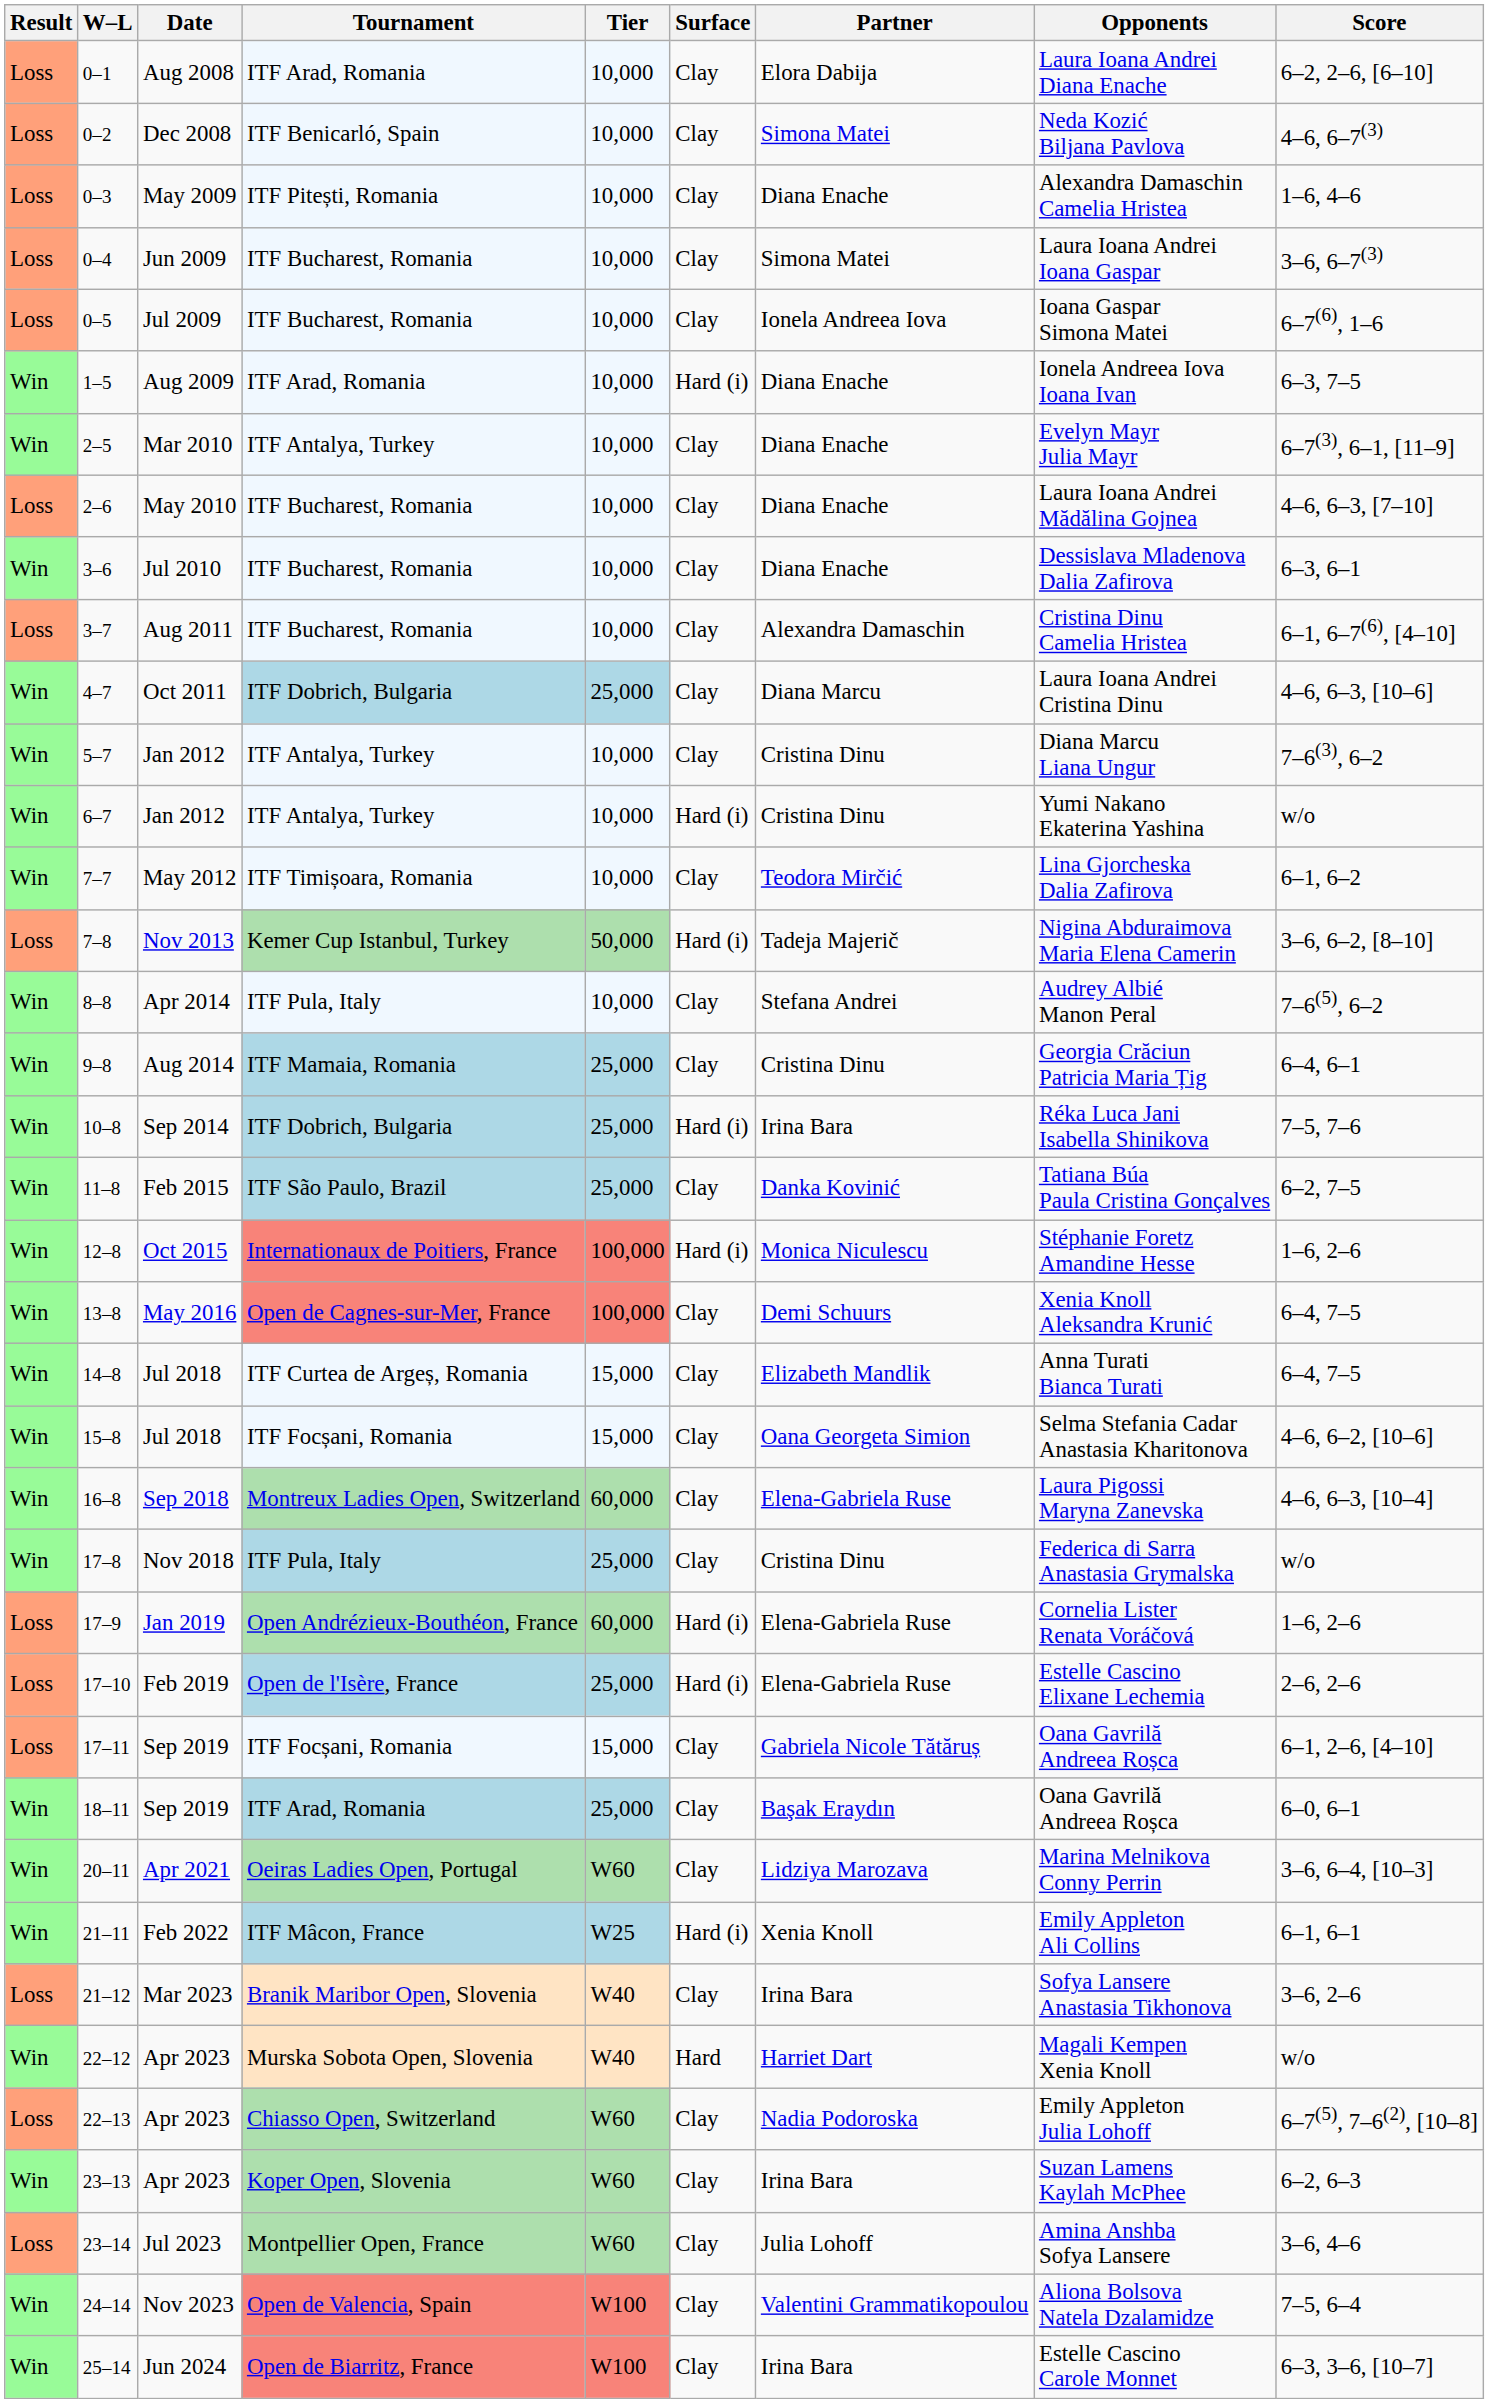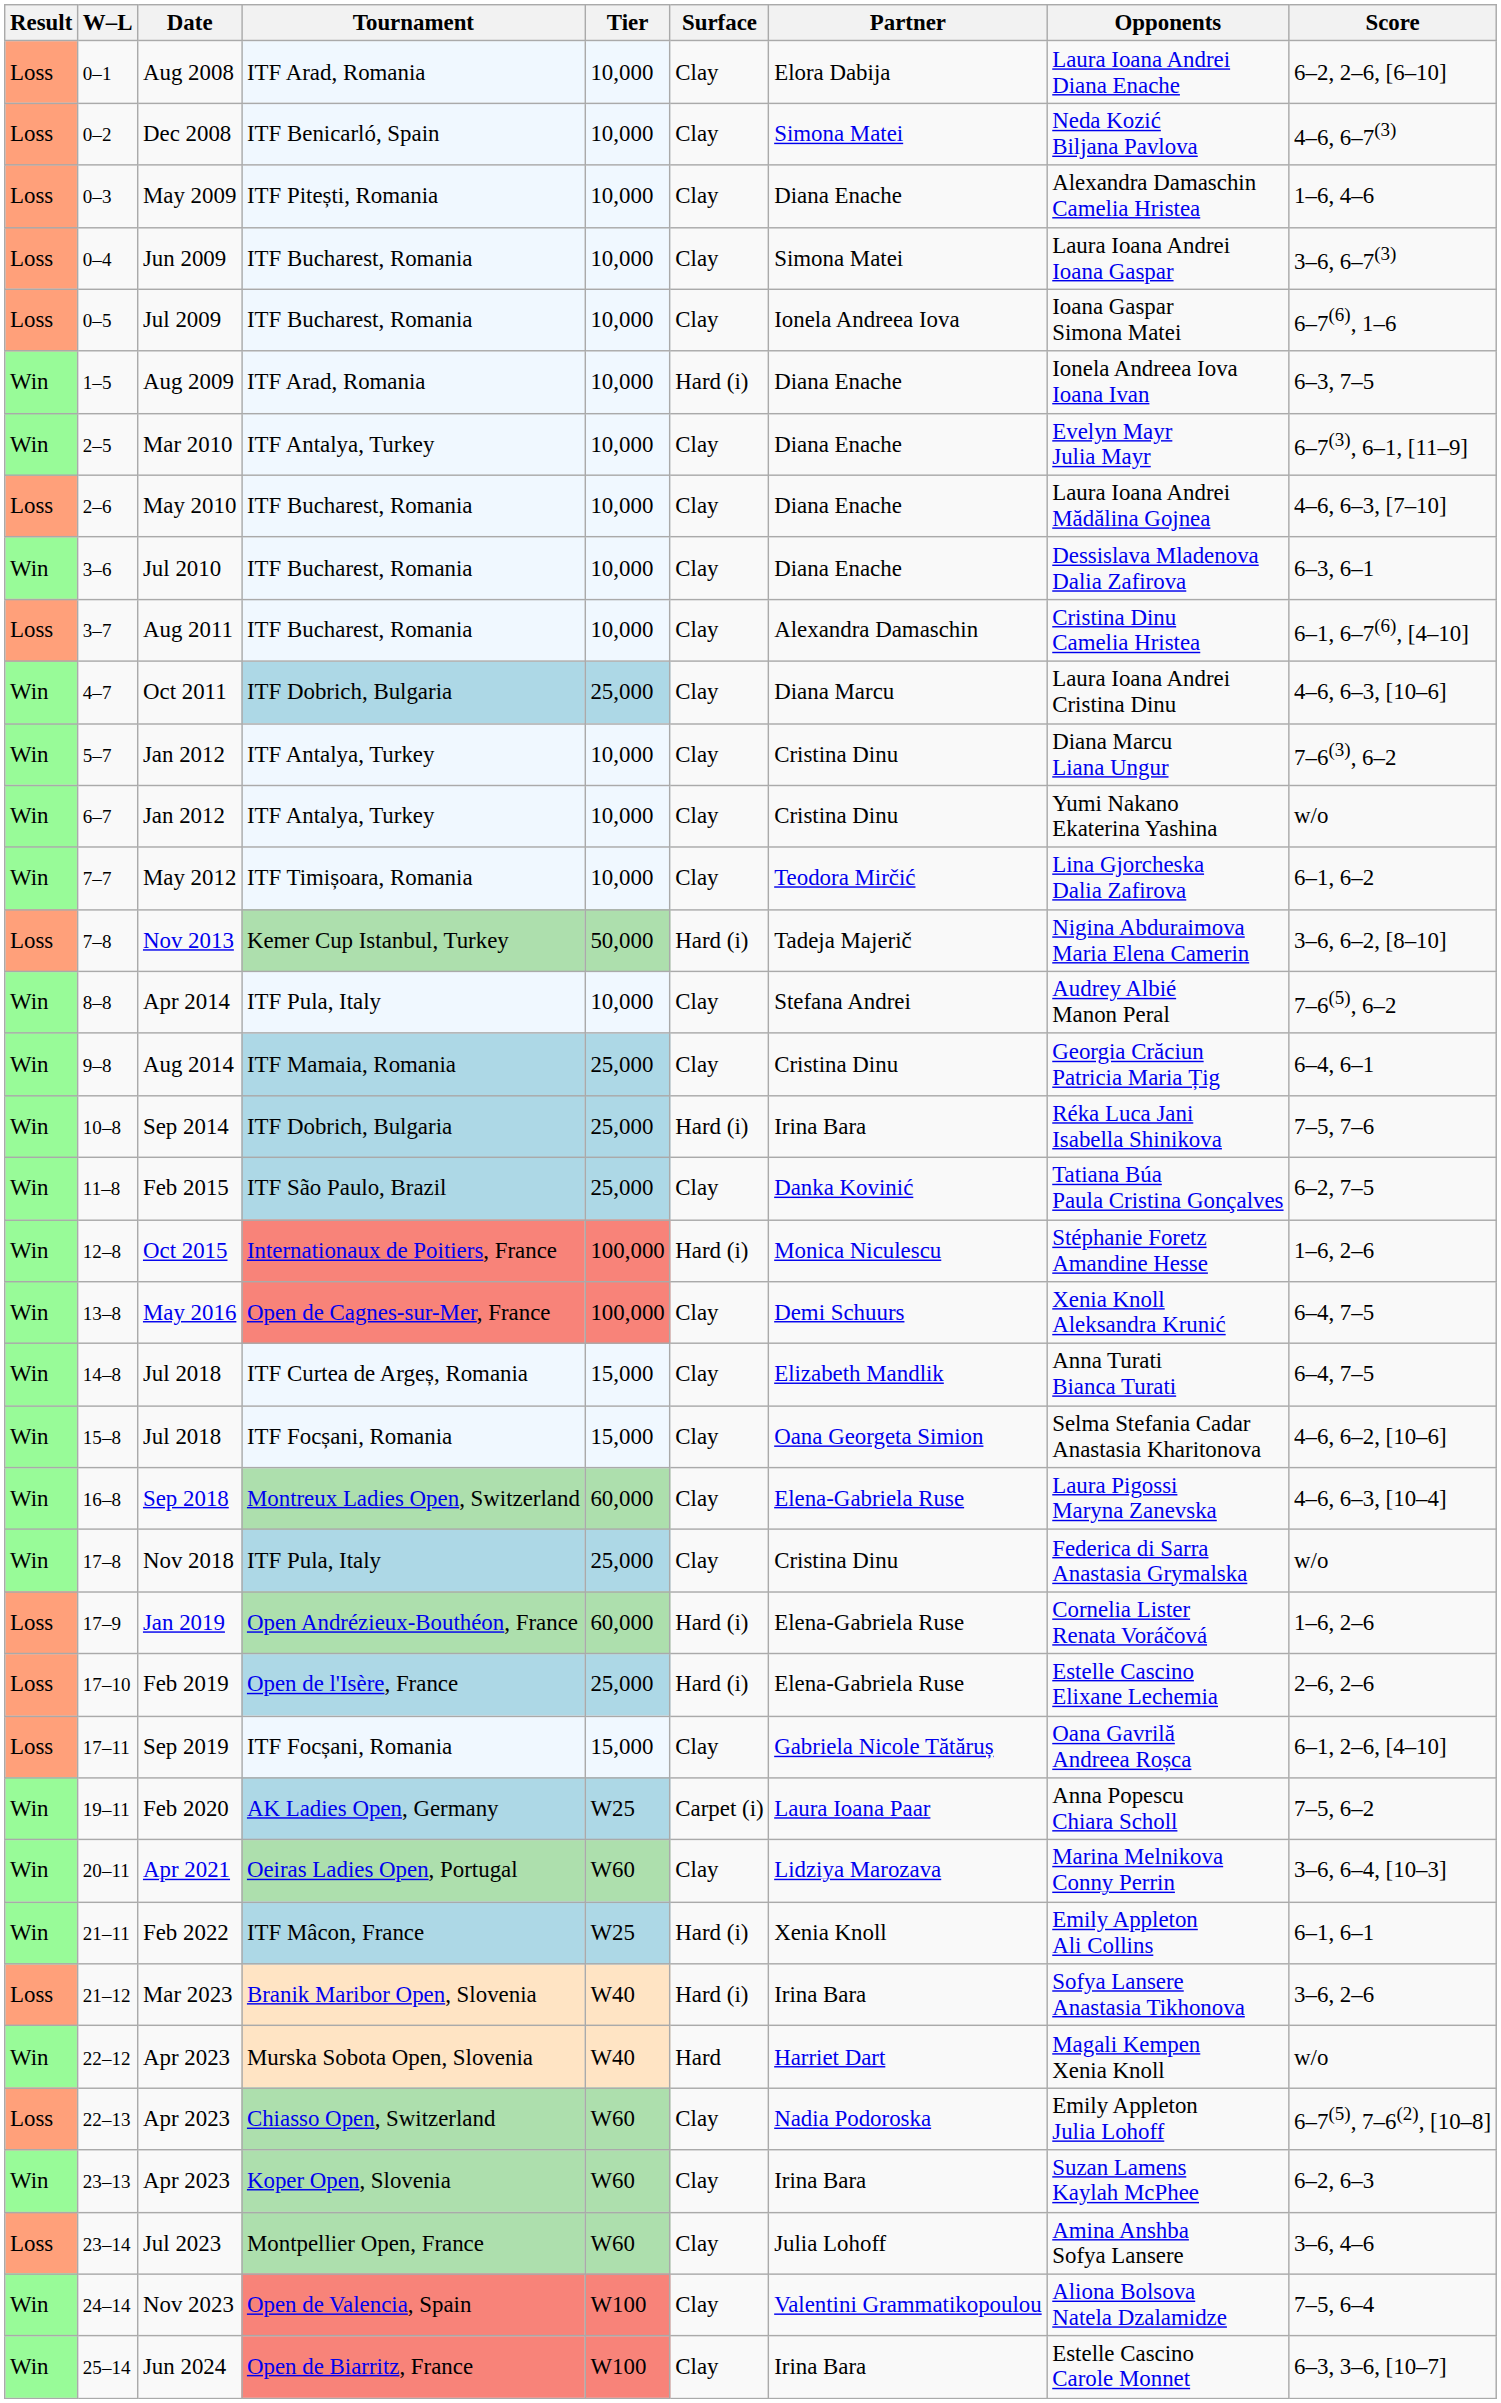(712, 816) Hard (i) -> (697, 816) Clay
- row: (106, 1809)
+ row: (106, 1809)
(697, 1994) Clay -> (712, 1994) Hard (i)
